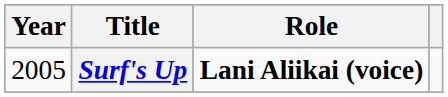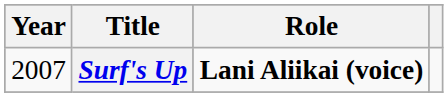(39, 69) 2005 -> (39, 69) 2007
